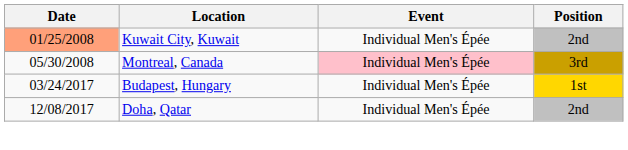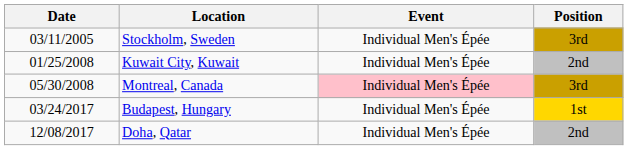+ row: (179, 39)
(62, 39) lightsalmon background -> (62, 63) no background
